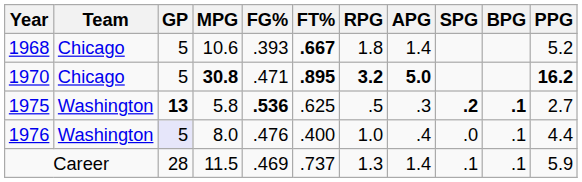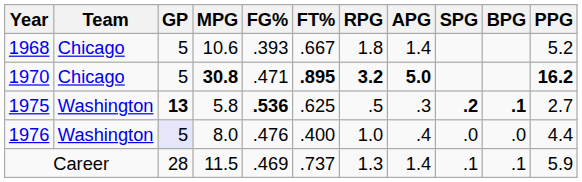(317, 48) bold -> (317, 48) normal
(519, 135) .1 -> (519, 135) .0
